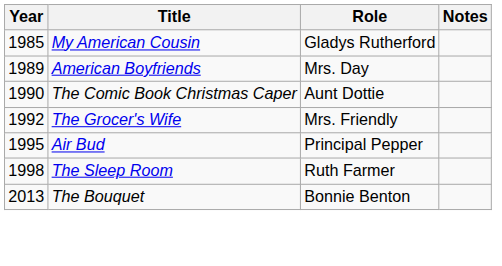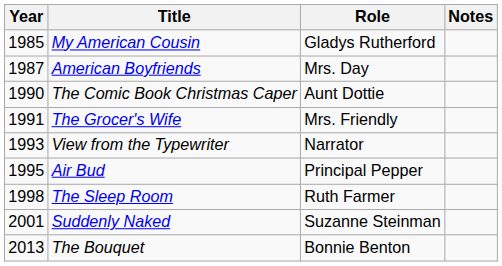(26, 68) 1989 -> (26, 68) 1987
(26, 119) 1992 -> (26, 119) 1991
+ row: (140, 145)
+ row: (111, 222)
